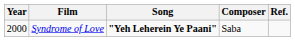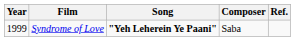(17, 28) 2000 -> (17, 28) 1999
